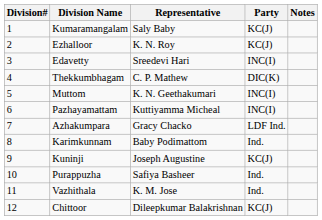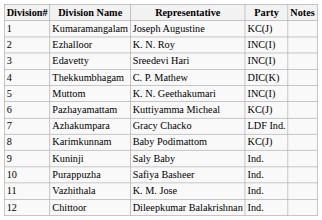(154, 28) Saly Baby -> (169, 28) Joseph Augustine
(260, 45) KC(J) -> (261, 45) INC(I)
(261, 110) INC(I) -> (260, 110) KC(J)
(256, 142) Ind. -> (260, 142) KC(J)
(169, 158) Joseph Augustine -> (154, 158) Saly Baby
(260, 158) KC(J) -> (256, 158) Ind.
(260, 207) KC(J) -> (256, 207) Ind.
